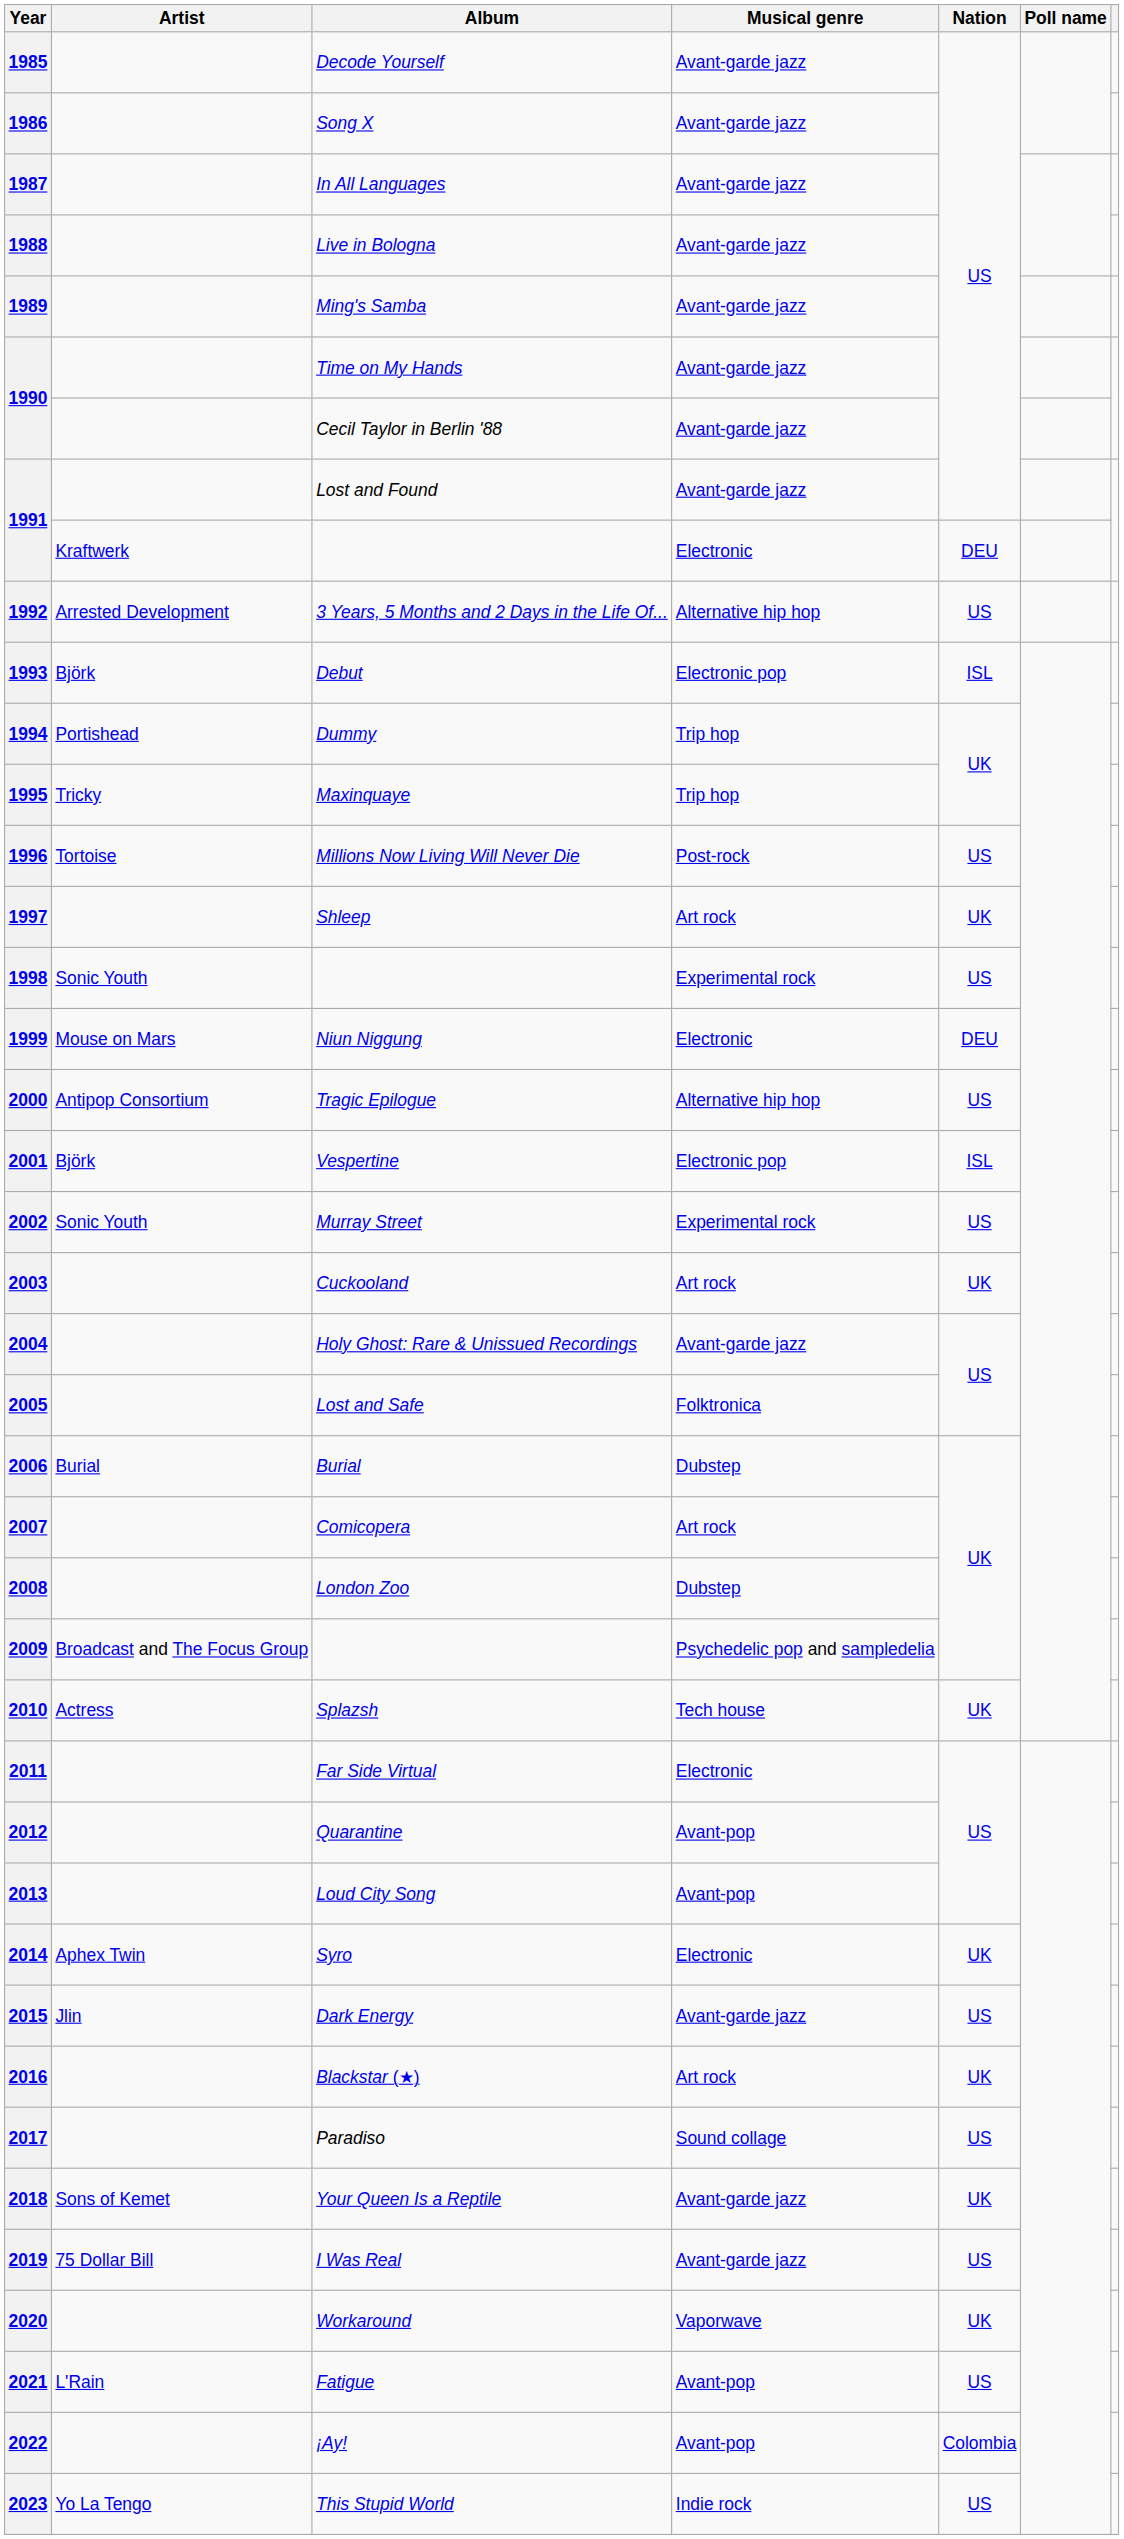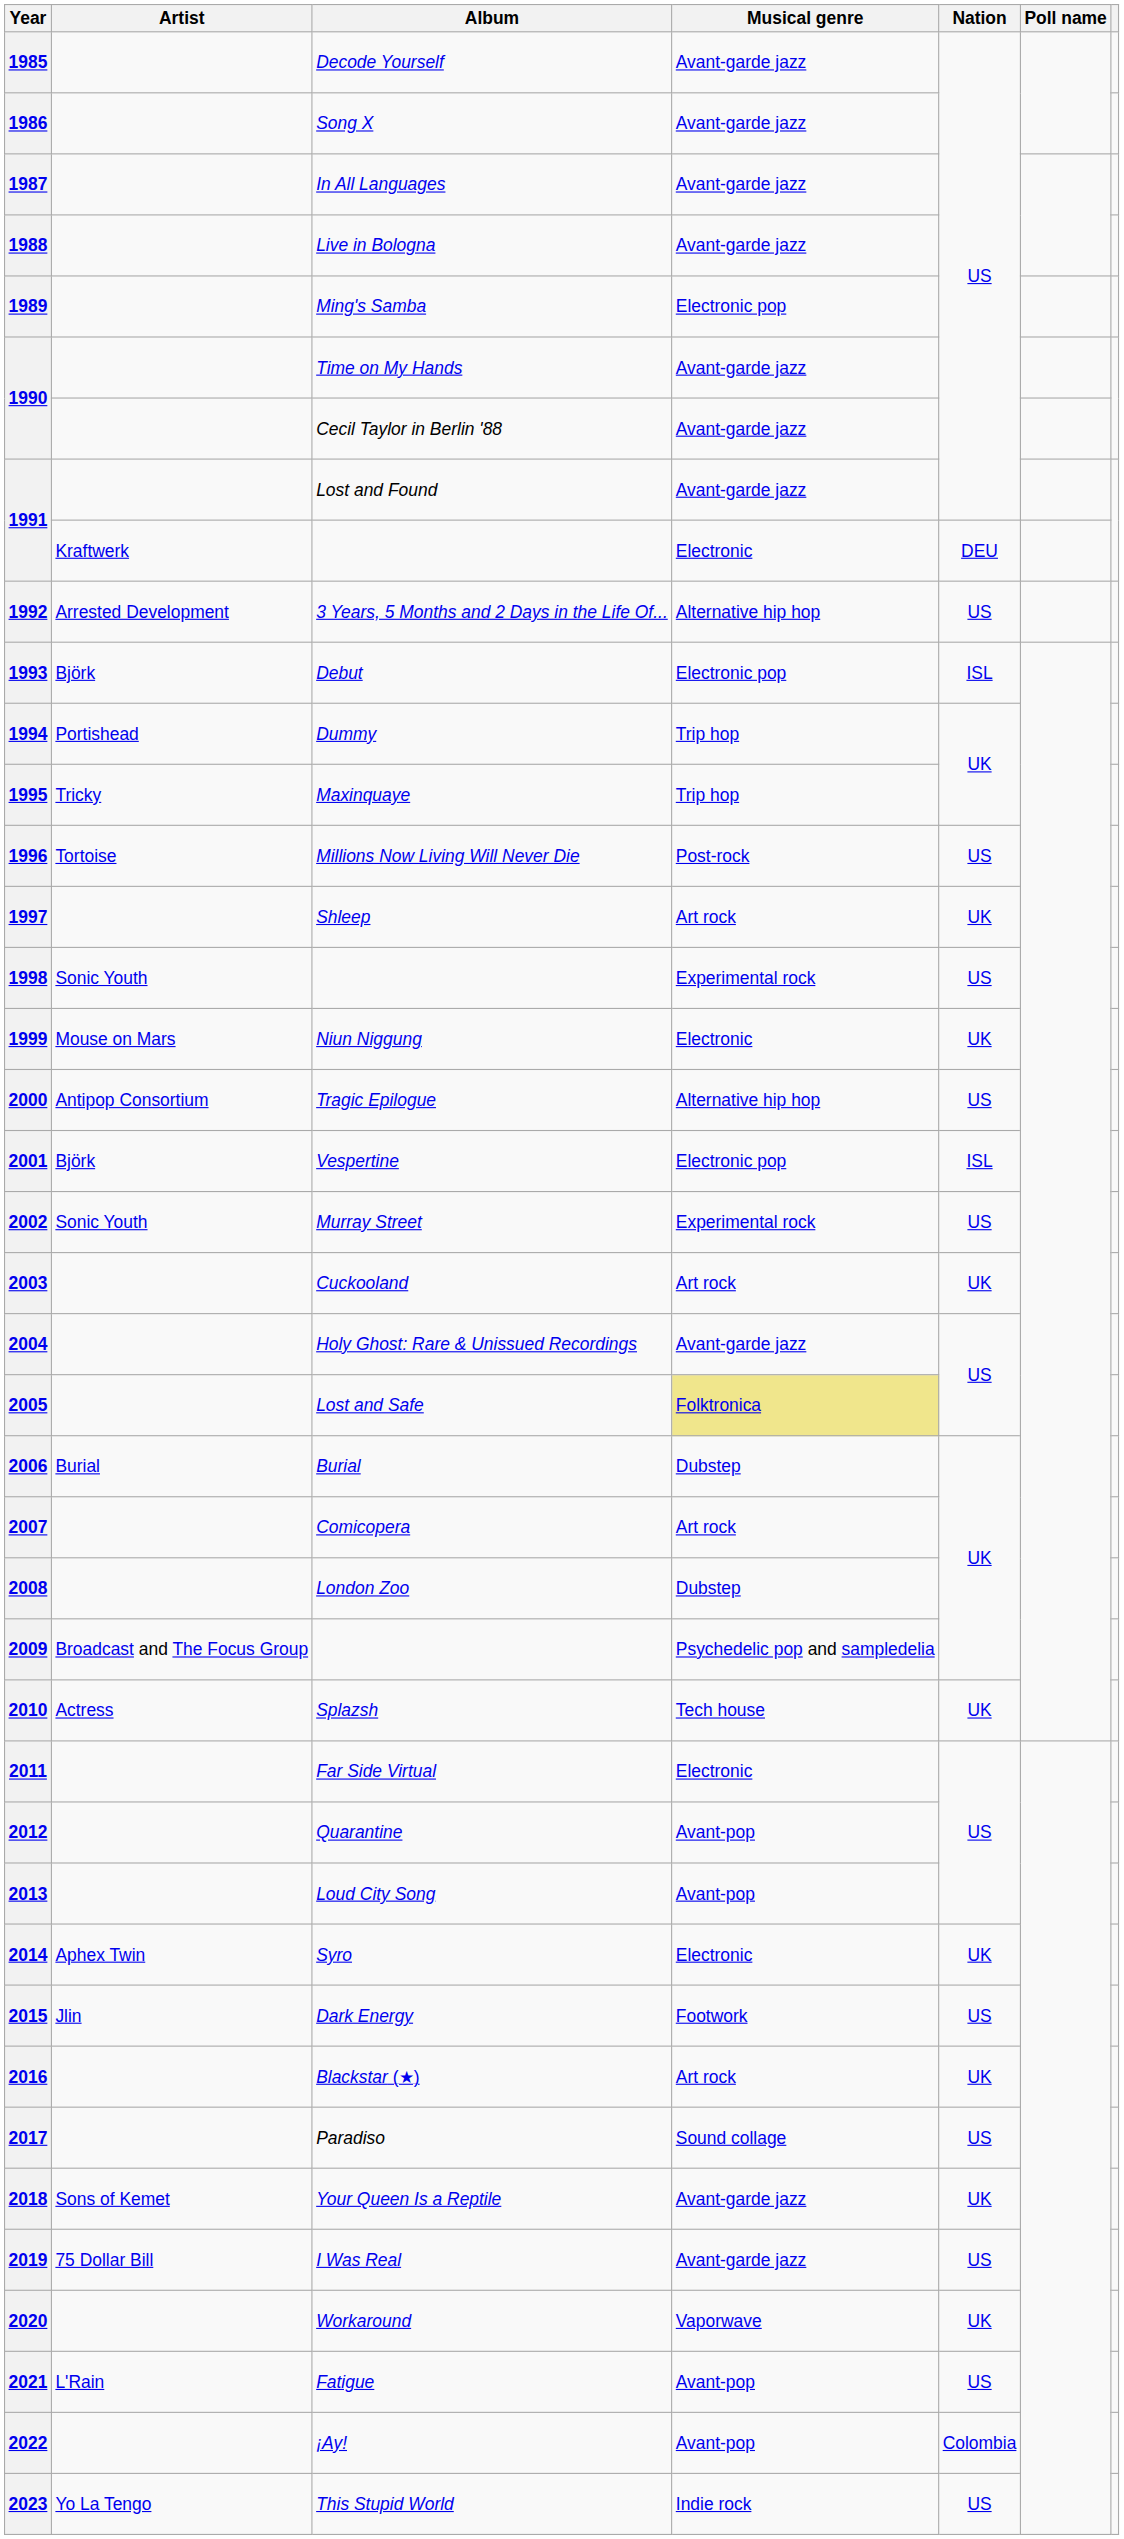(741, 306) Avant-garde jazz -> (731, 306) Electronic pop
(980, 1039) DEU -> (980, 1039) UK
(718, 1405) no background -> (718, 1405) khaki background
(741, 2015) Avant-garde jazz -> (712, 2015) Footwork
